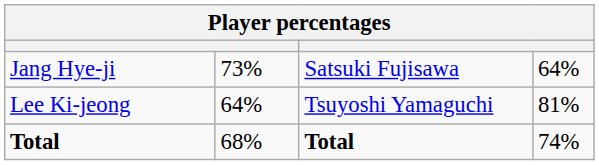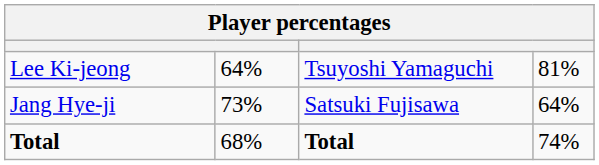rows swapped: (63, 69) <-> (70, 105)
